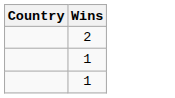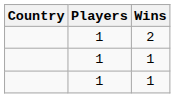+ column: (99, 16)
